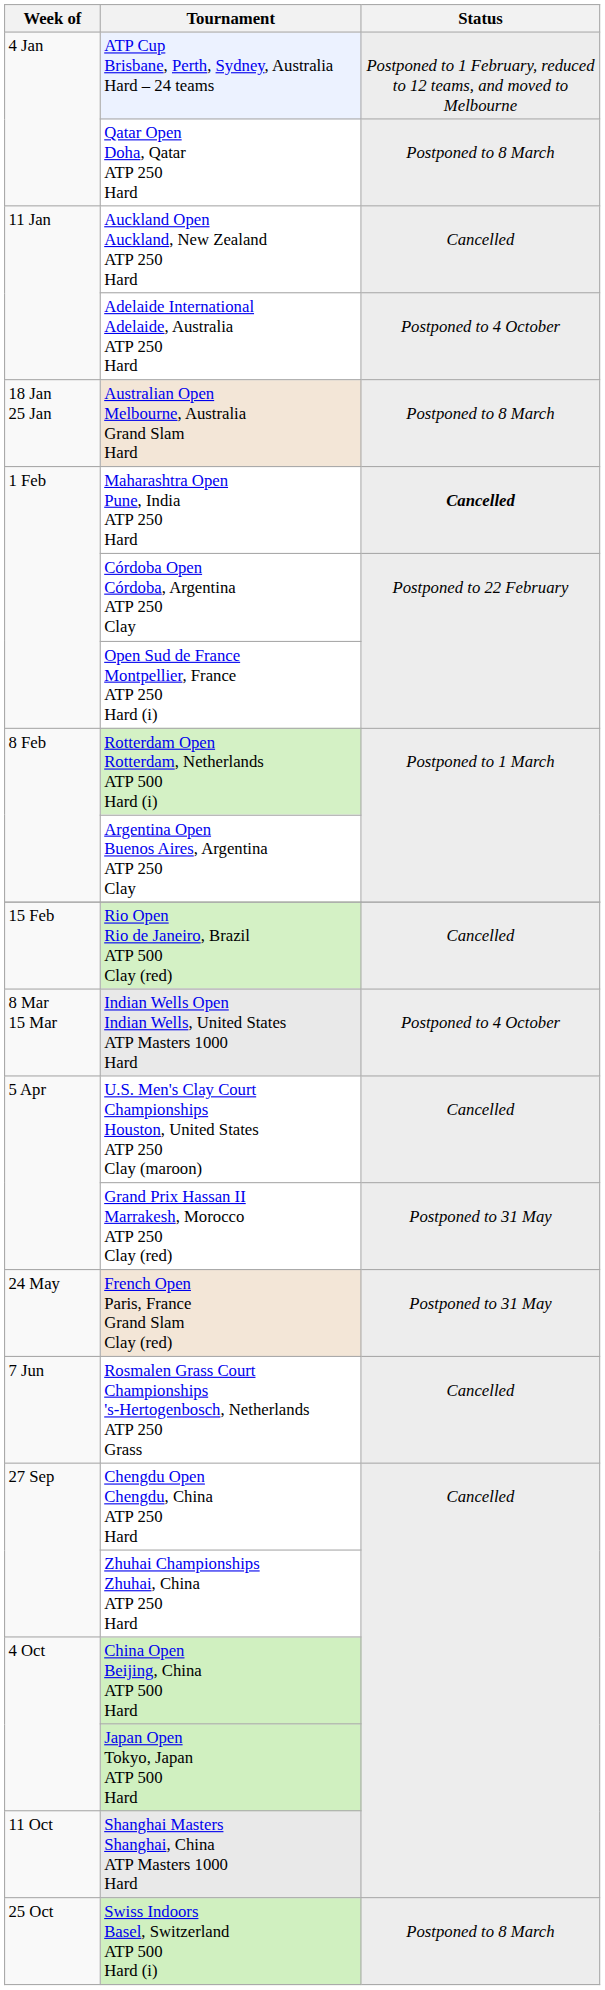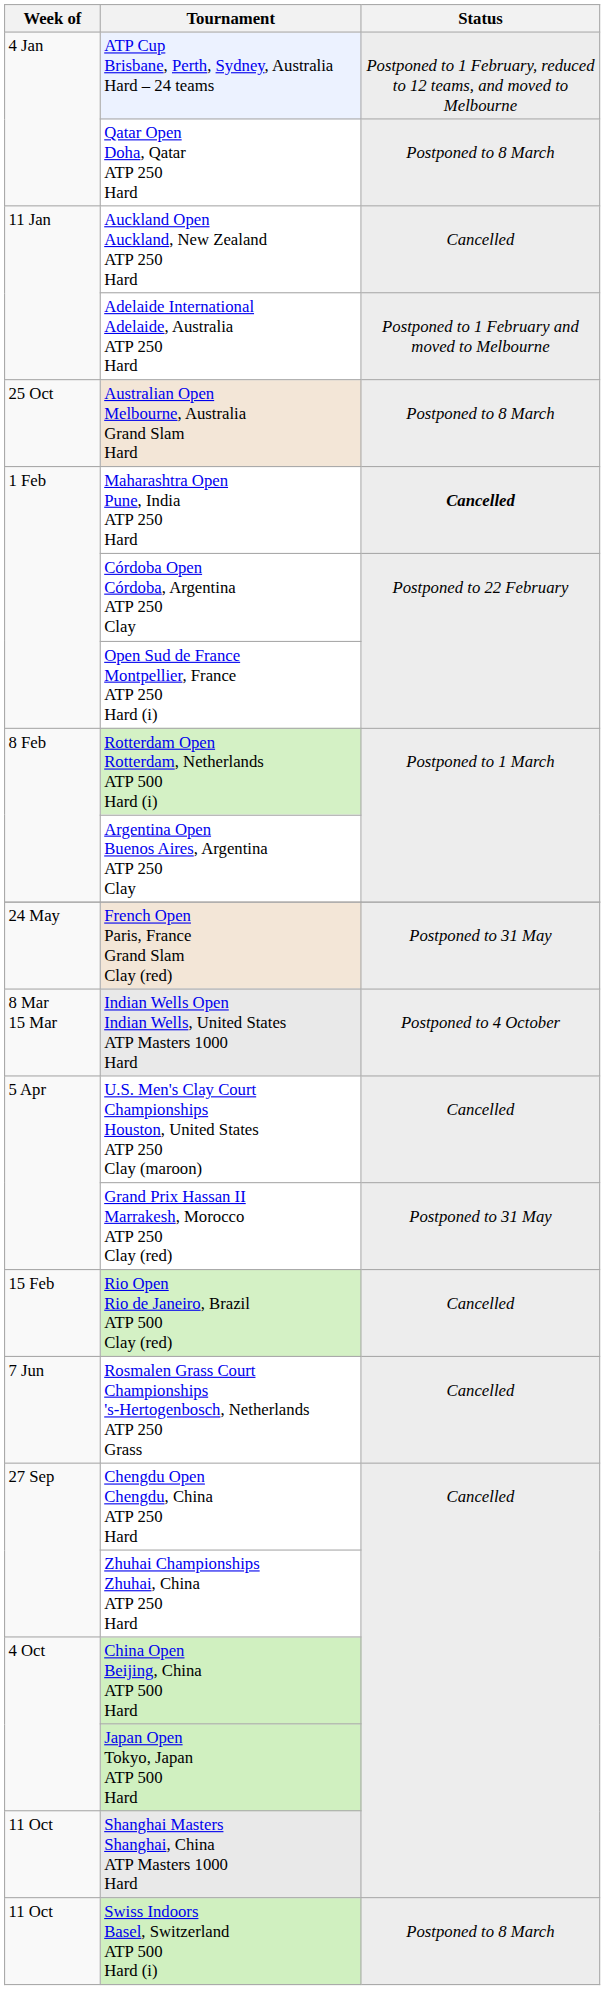(480, 326) Postponed to 4 October -> (480, 336) Postponed to 1 February and moved to Melbourne
(30, 403) 18 Jan 25 Jan -> (31, 393) 25 Oct
rows swapped: (177, 945) <-> (148, 1313)
(31, 1911) 25 Oct -> (31, 1911) 11 Oct
